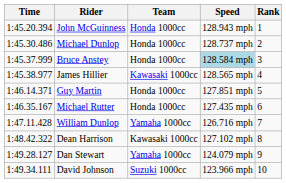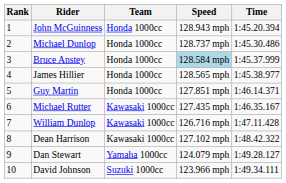columns swapped: (268, 12) <-> (29, 12)
(164, 75) Kawasaki 1000cc -> (134, 75) Honda 1000cc
(158, 107) Honda 1000cc -> (140, 107) Kawasaki 1000cc
(160, 123) Yamaha 1000cc -> (140, 123) Kawasaki 1000cc
